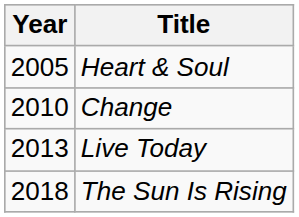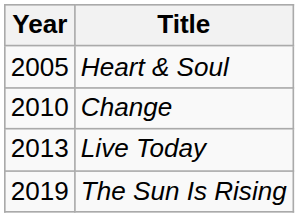(40, 190) 2018 -> (40, 190) 2019
